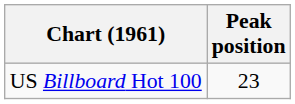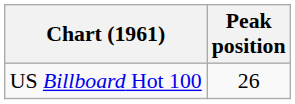(249, 80) 23 -> (249, 80) 26
